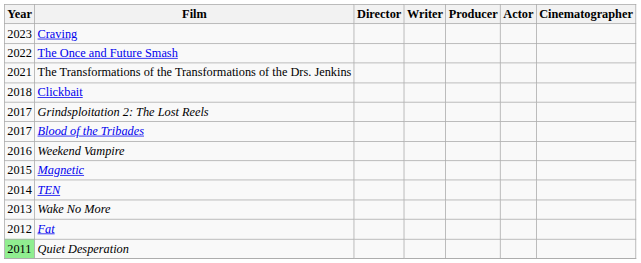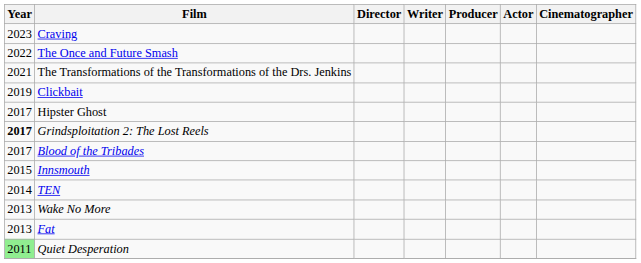(20, 92) 2018 -> (20, 92) 2019
+ row: (72, 111)
(20, 111) normal -> (20, 131) bold
- row: (81, 151)
+ row: (64, 170)
- row: (61, 170)
(20, 229) 2012 -> (20, 229) 2013
